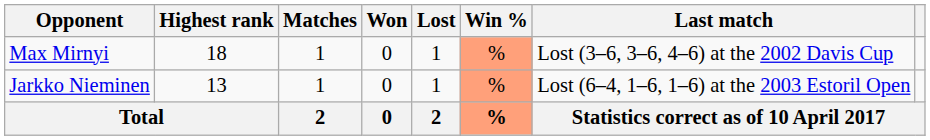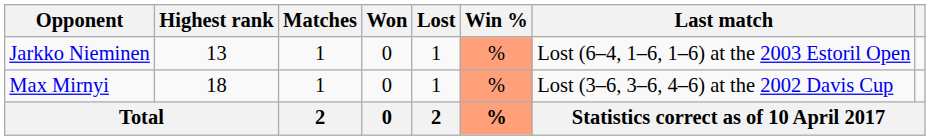rows swapped: (80, 85) <-> (59, 53)
